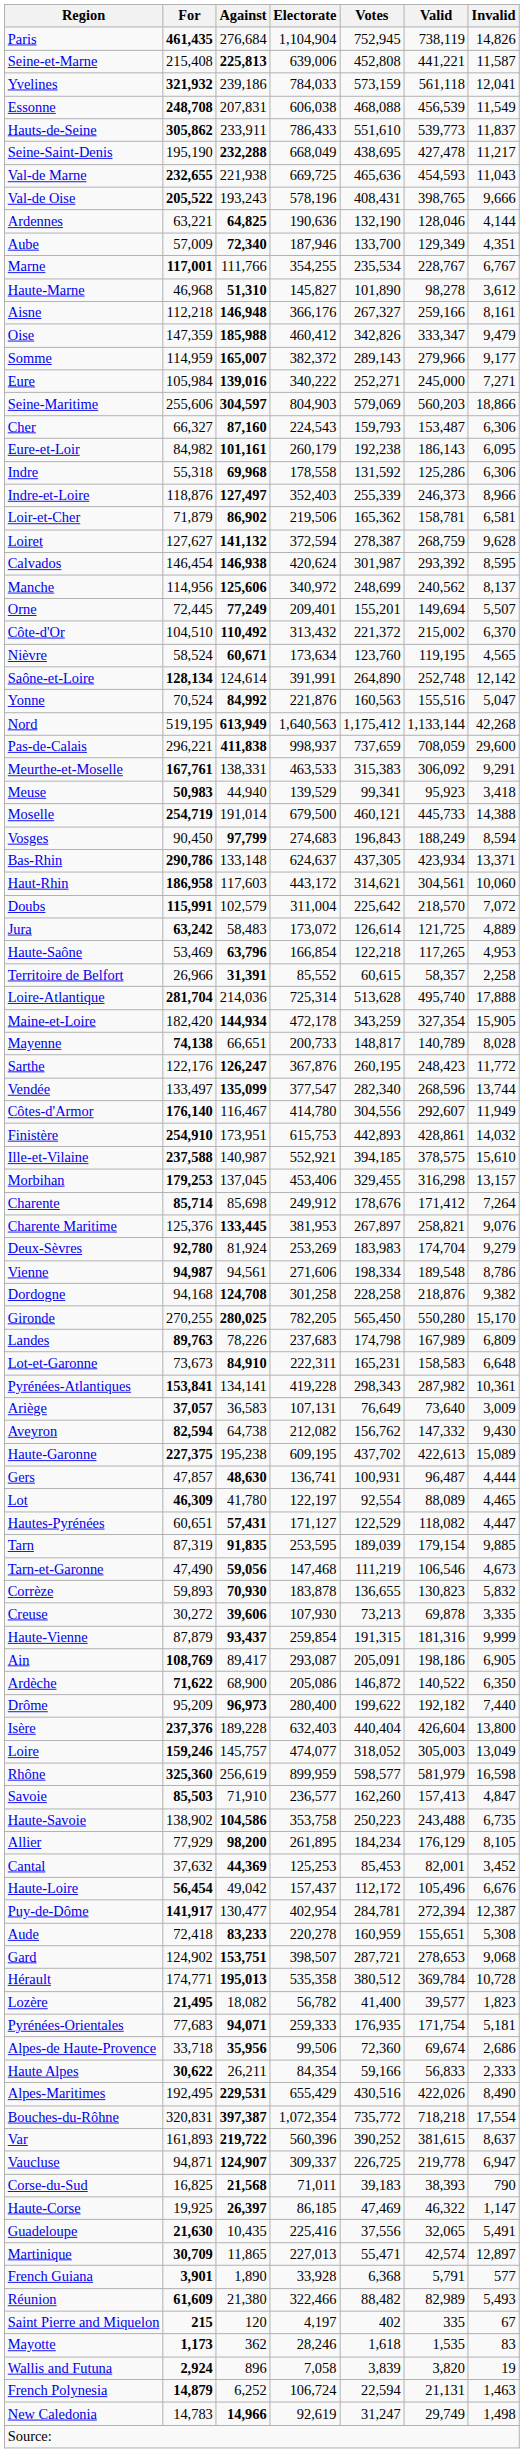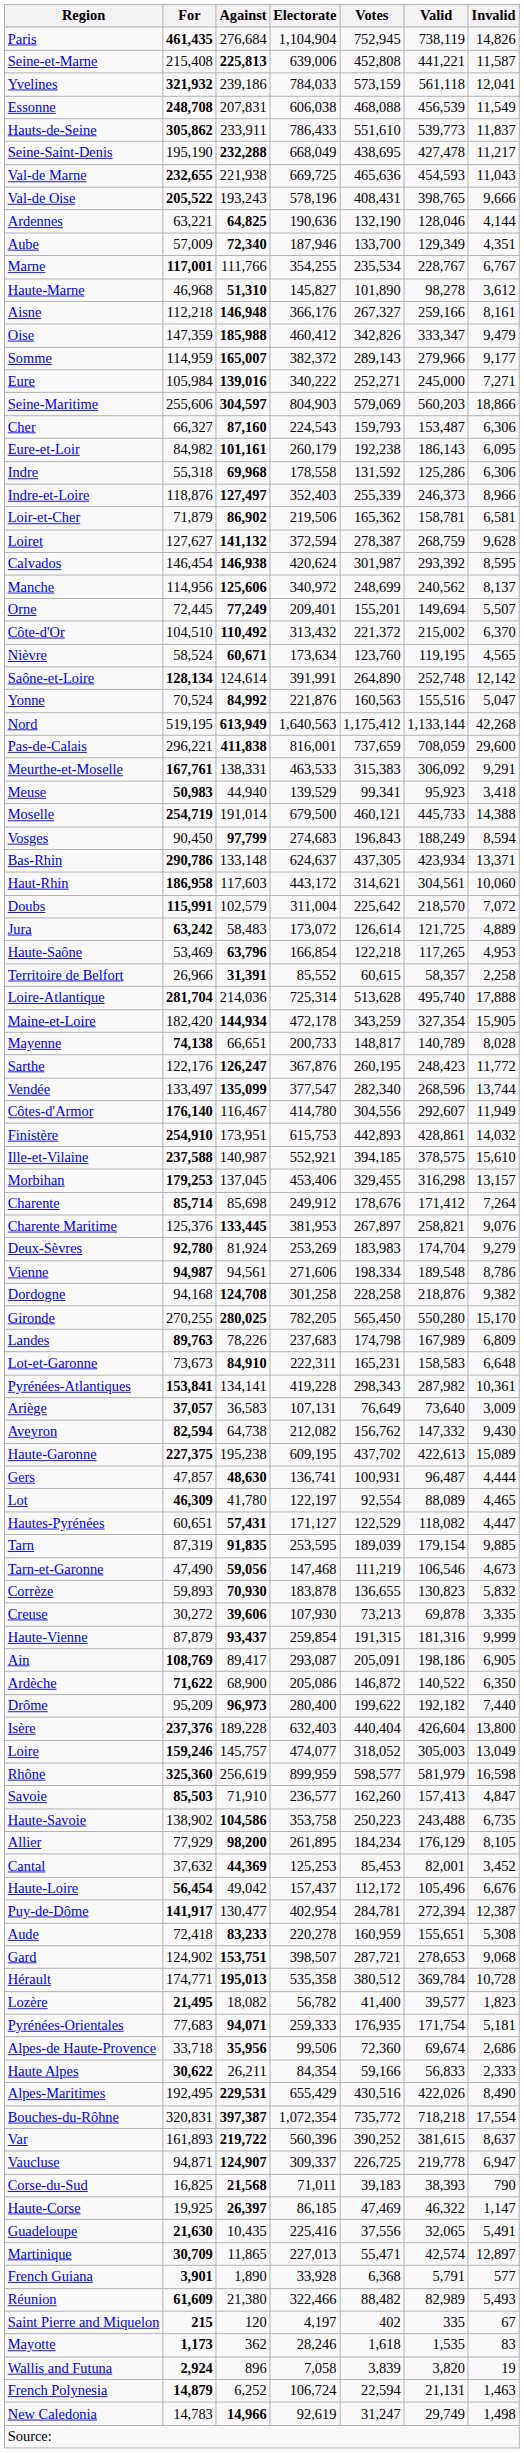(313, 746) 998,937 -> (313, 746) 816,001
